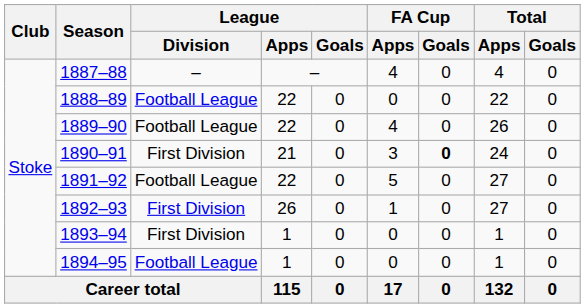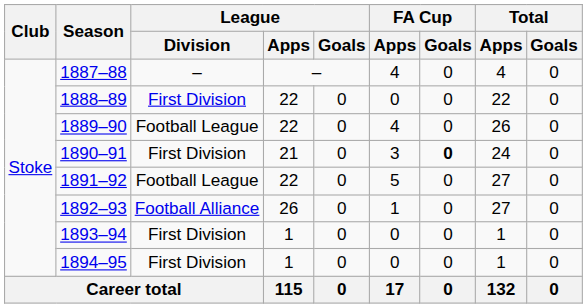(196, 99) Football League -> (197, 99) First Division
(196, 208) First Division -> (197, 208) Football Alliance
(196, 262) Football League -> (197, 262) First Division
